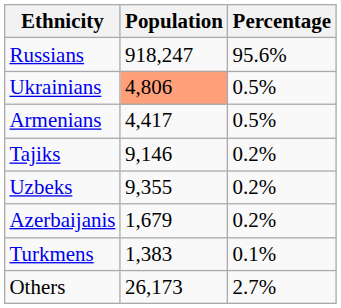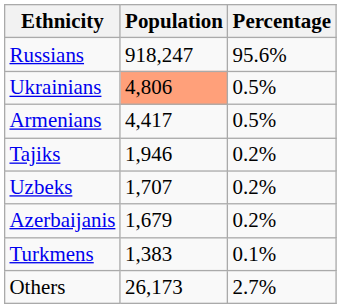(149, 154) 9,146 -> (149, 154) 1,946
(149, 187) 9,355 -> (149, 187) 1,707
